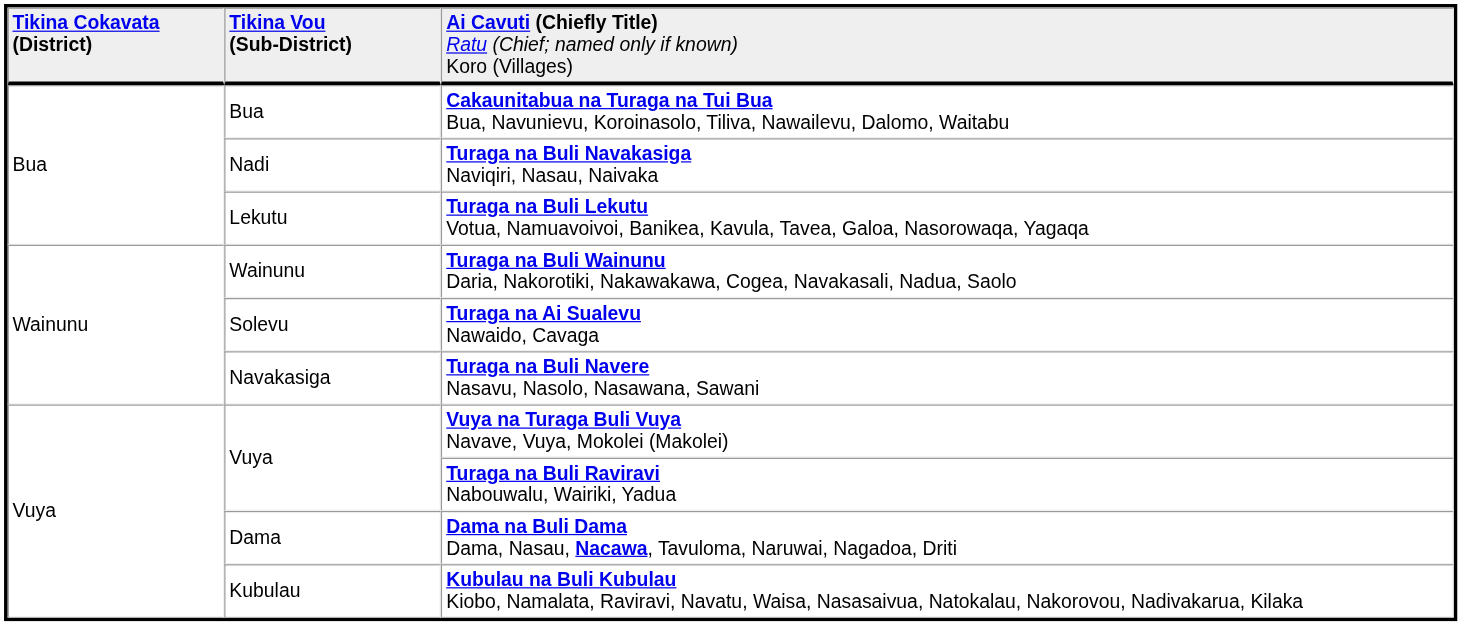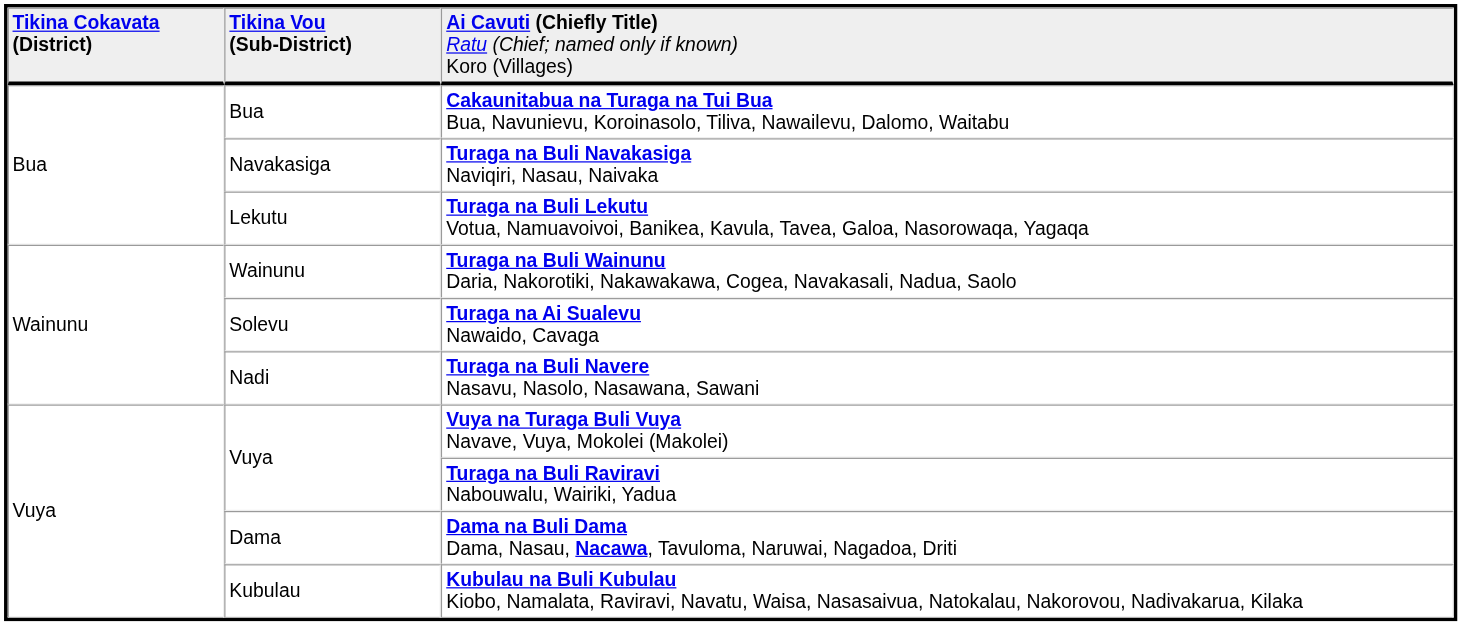(249, 164) Nadi -> (280, 164) Navakasiga
(280, 377) Navakasiga -> (249, 377) Nadi
